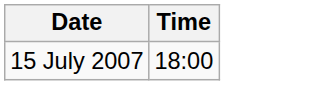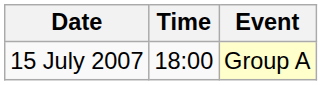+ column: (267, 23)
